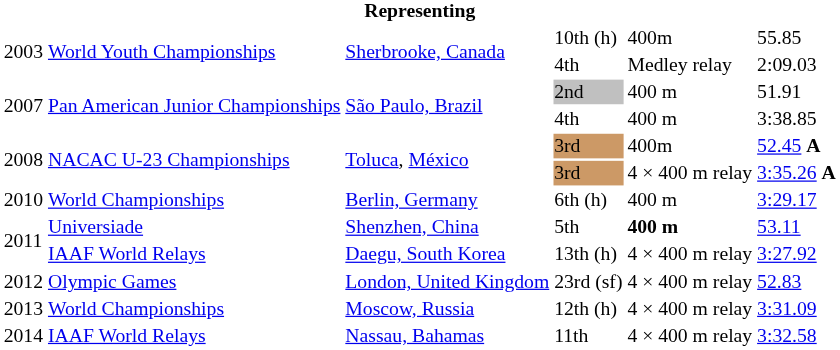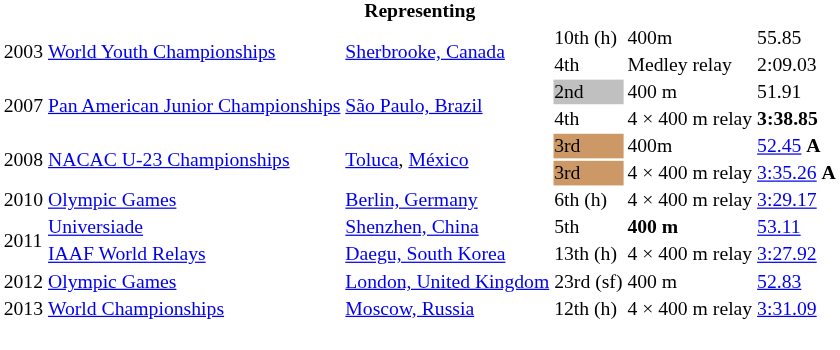(652, 118) 400 m -> (690, 118) 4 × 400 m relay
(787, 118) normal -> (787, 118) bold
(136, 200) World Championships -> (112, 200) Olympic Games
(652, 200) 400 m -> (690, 200) 4 × 400 m relay
(690, 281) 4 × 400 m relay -> (652, 281) 400 m
- row: (415, 335)
